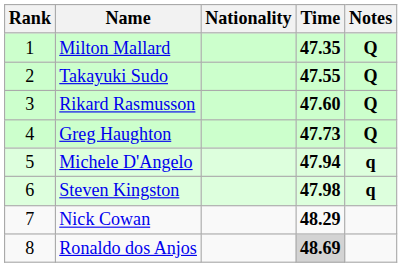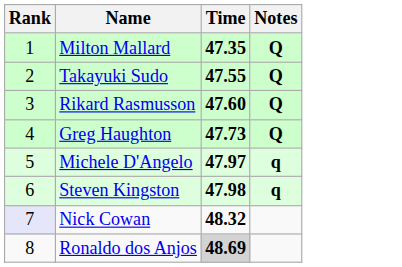- column: (248, 18)
(320, 162) 47.94 -> (226, 162) 47.97
(30, 219) no background -> (30, 219) lavender background
(320, 219) 48.29 -> (226, 219) 48.32
